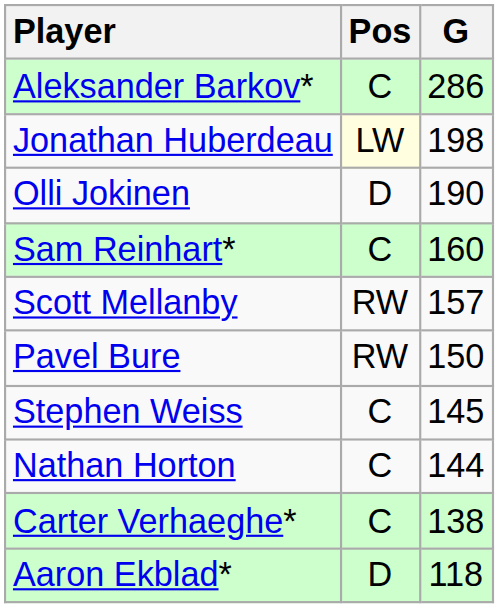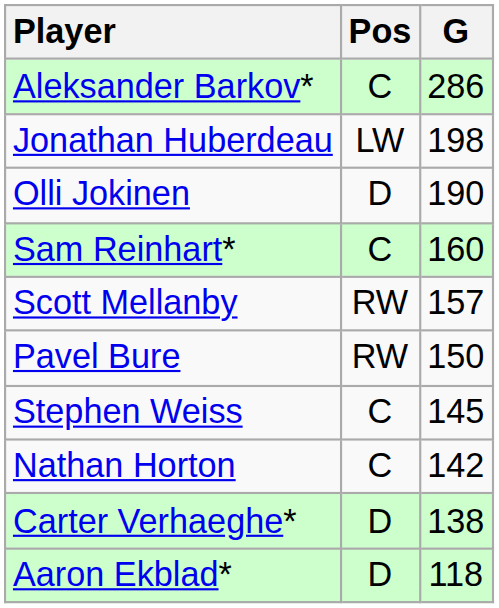(380, 140) lightyellow background -> (380, 140) no background
(456, 466) 144 -> (456, 466) 142
(380, 520) C -> (380, 520) D
